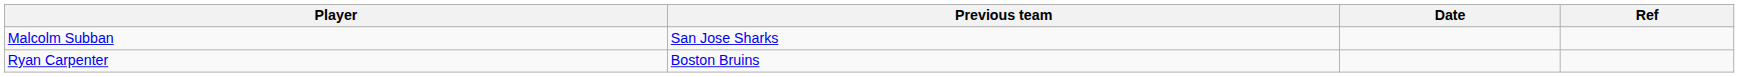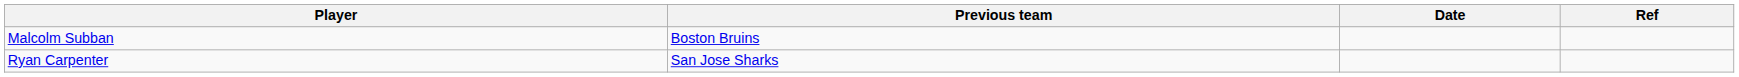(725, 38) San Jose Sharks -> (715, 38) Boston Bruins
(715, 60) Boston Bruins -> (725, 60) San Jose Sharks
